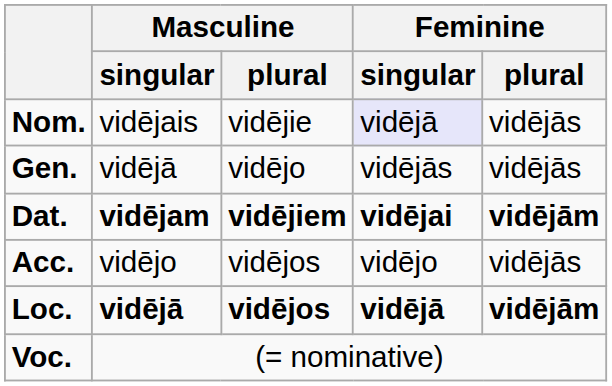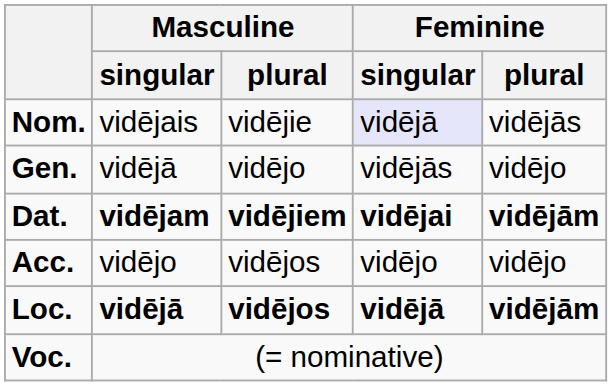(535, 168) vidējās -> (528, 168) vidējo
(535, 262) vidējās -> (528, 262) vidējo
